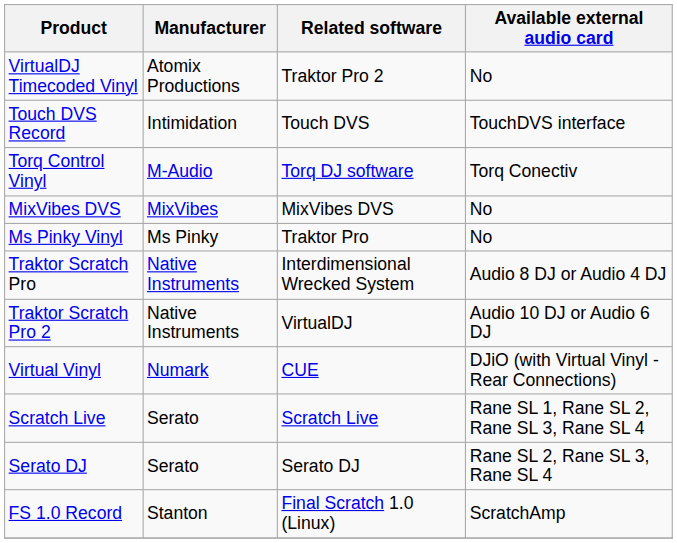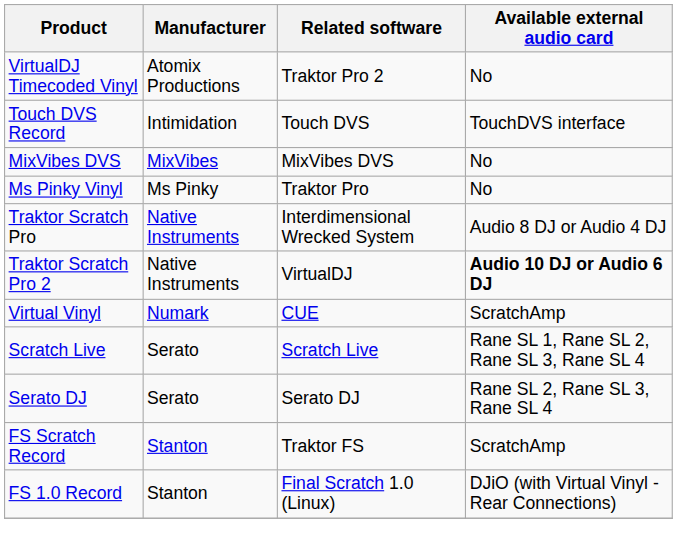- row: (57, 171)
(560, 322) normal -> (566, 275) bold
(564, 370) DJiO (with Virtual Vinyl - Rear Connections) -> (518, 312) ScratchAmp
+ row: (52, 446)
(518, 513) ScratchAmp -> (564, 493) DJiO (with Virtual Vinyl - Rear Connections)
